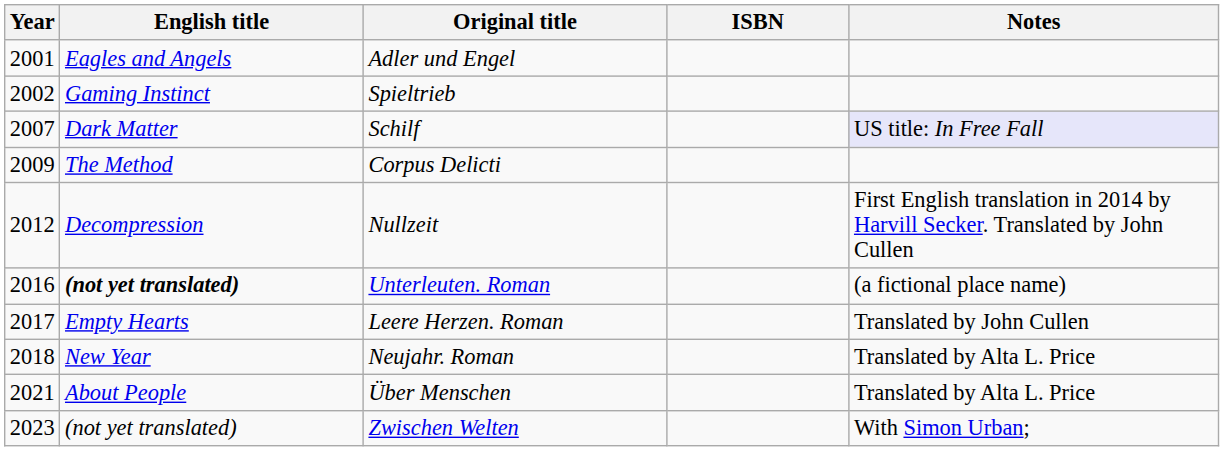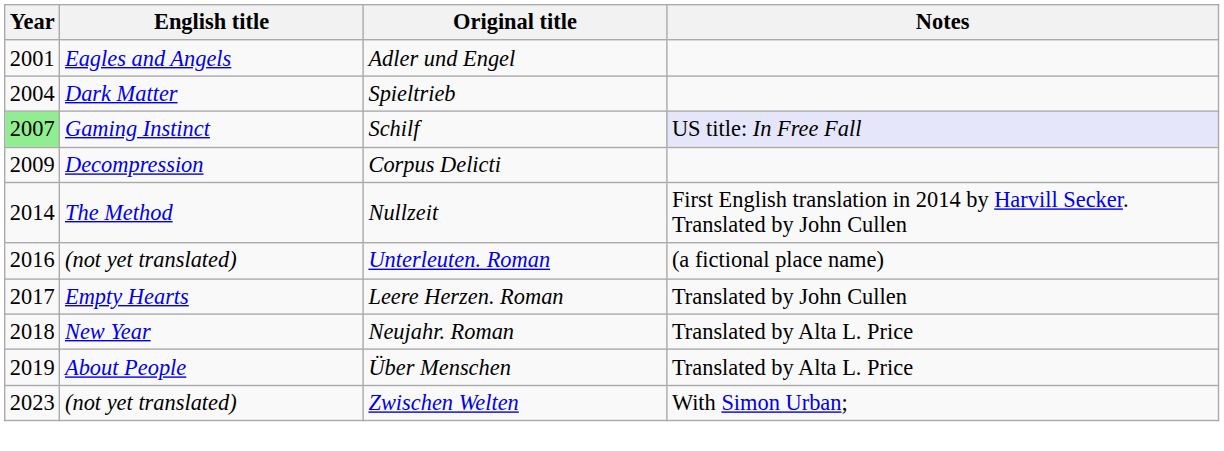- column: (758, 22)
(32, 93) 2002 -> (32, 93) 2004
(137, 93) Gaming Instinct -> (121, 93) Dark Matter
(32, 128) no background -> (32, 128) lightgreen background
(121, 128) Dark Matter -> (137, 128) Gaming Instinct
(119, 164) The Method -> (134, 164) Decompression
(32, 225) 2012 -> (32, 212) 2014
(134, 225) Decompression -> (119, 212) The Method
(152, 285) bold -> (151, 260) normal
(32, 392) 2021 -> (32, 367) 2019
